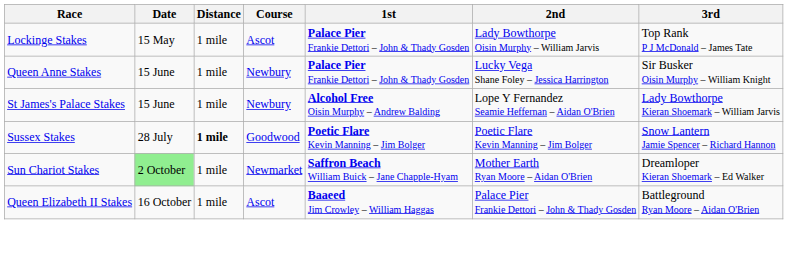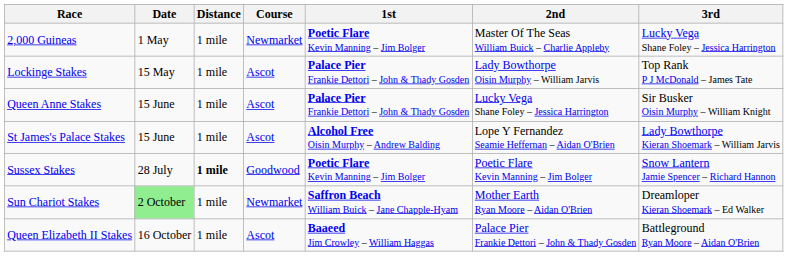+ row: (42, 39)
(269, 72) Newbury -> (260, 104) Ascot
(269, 104) Newbury -> (260, 137) Ascot
